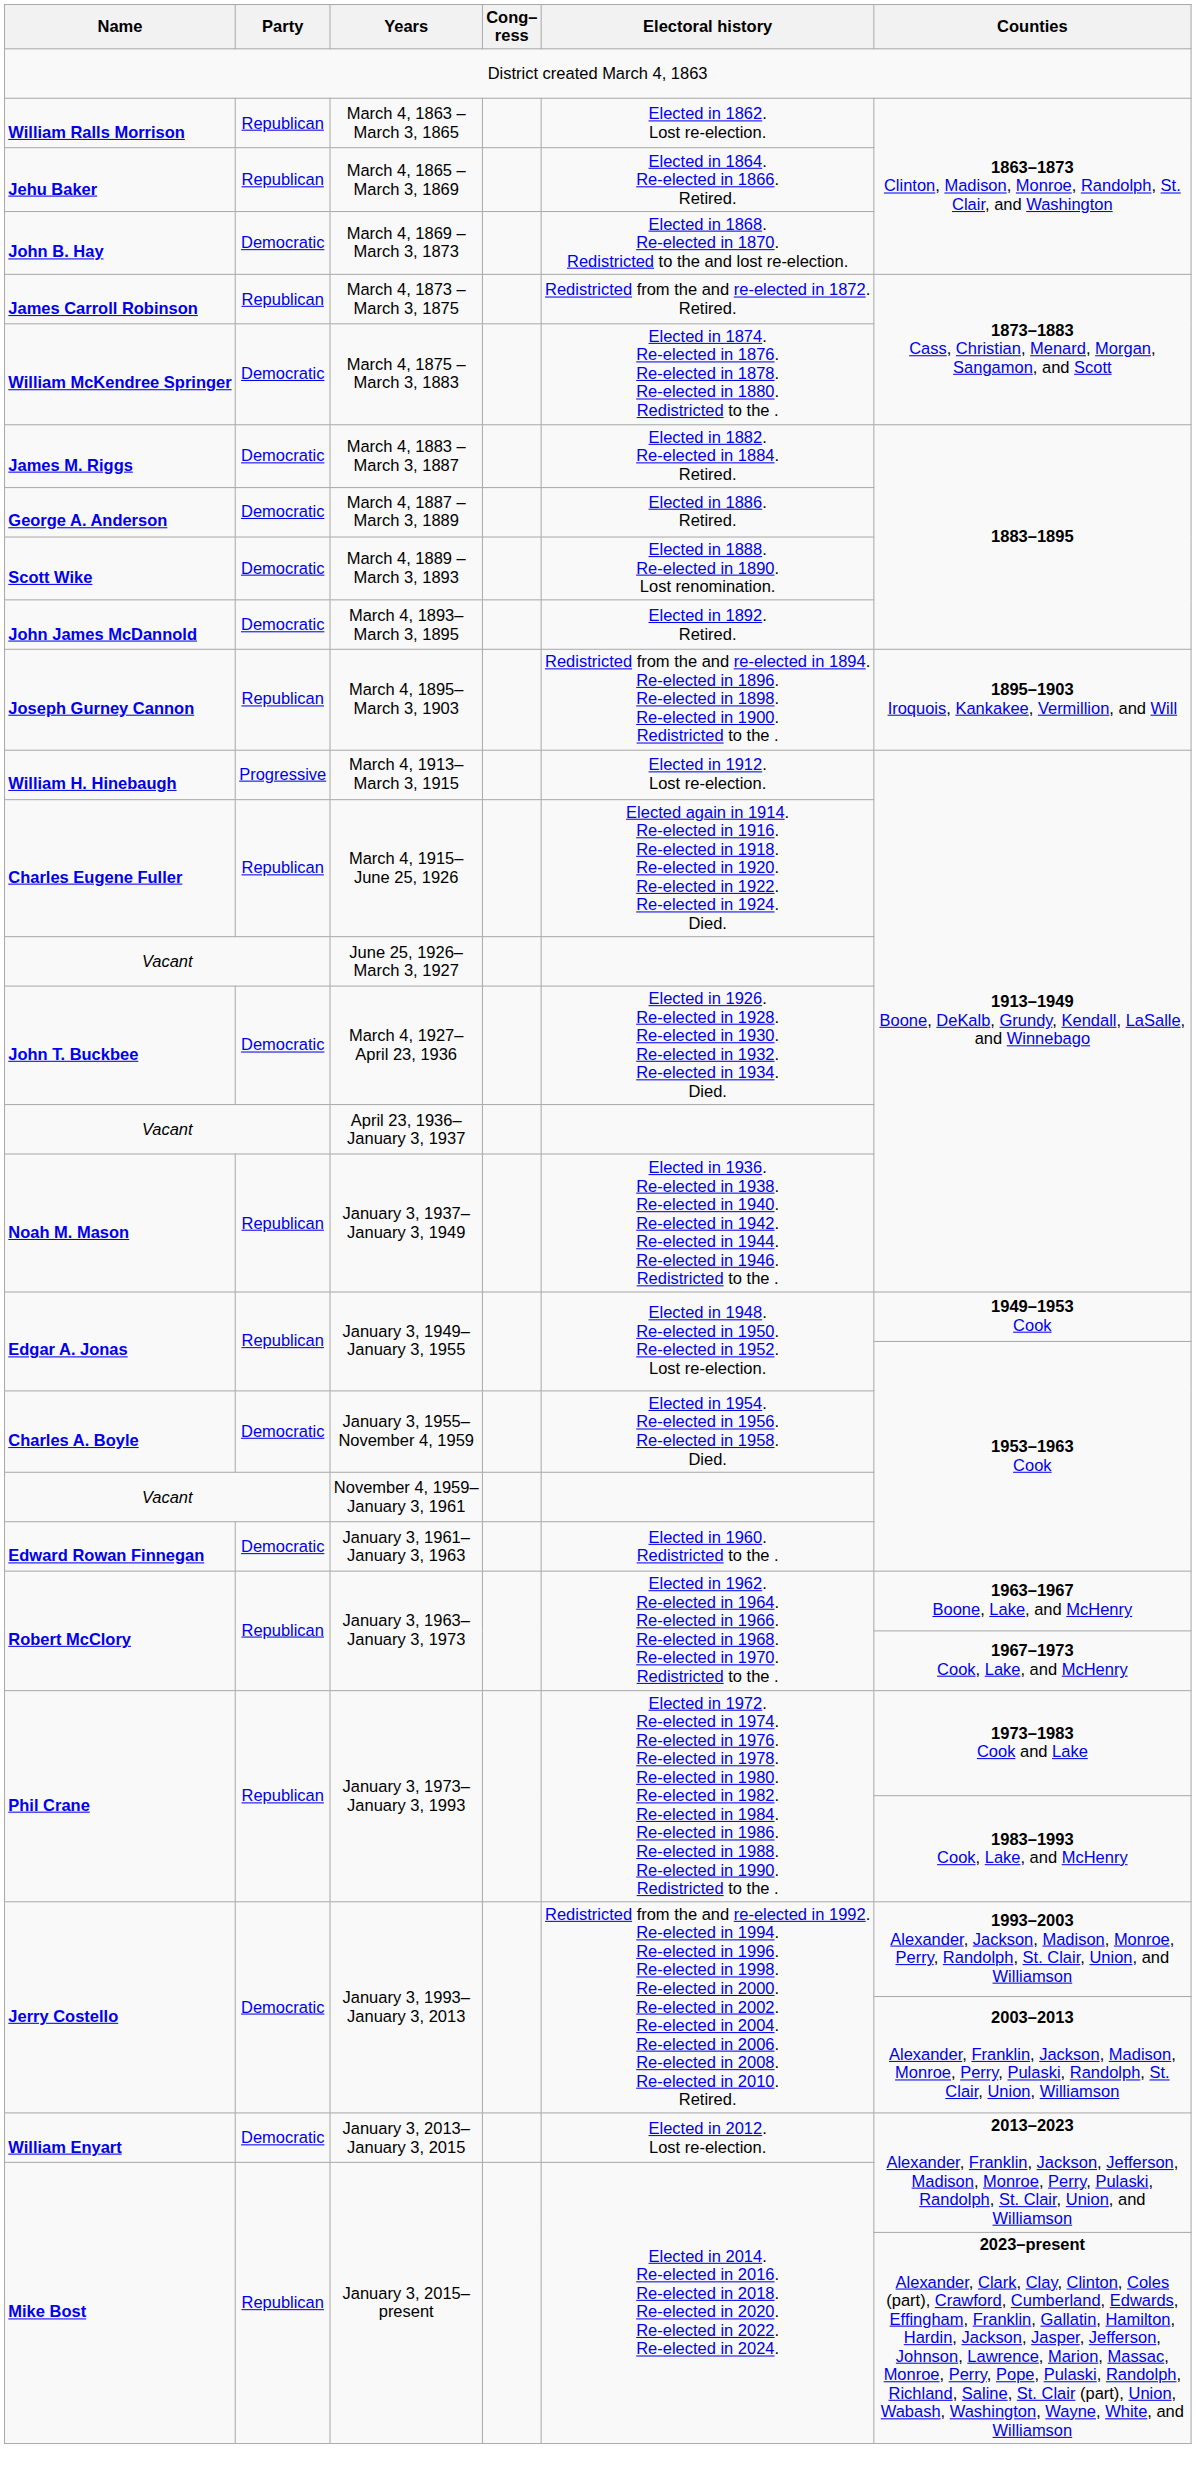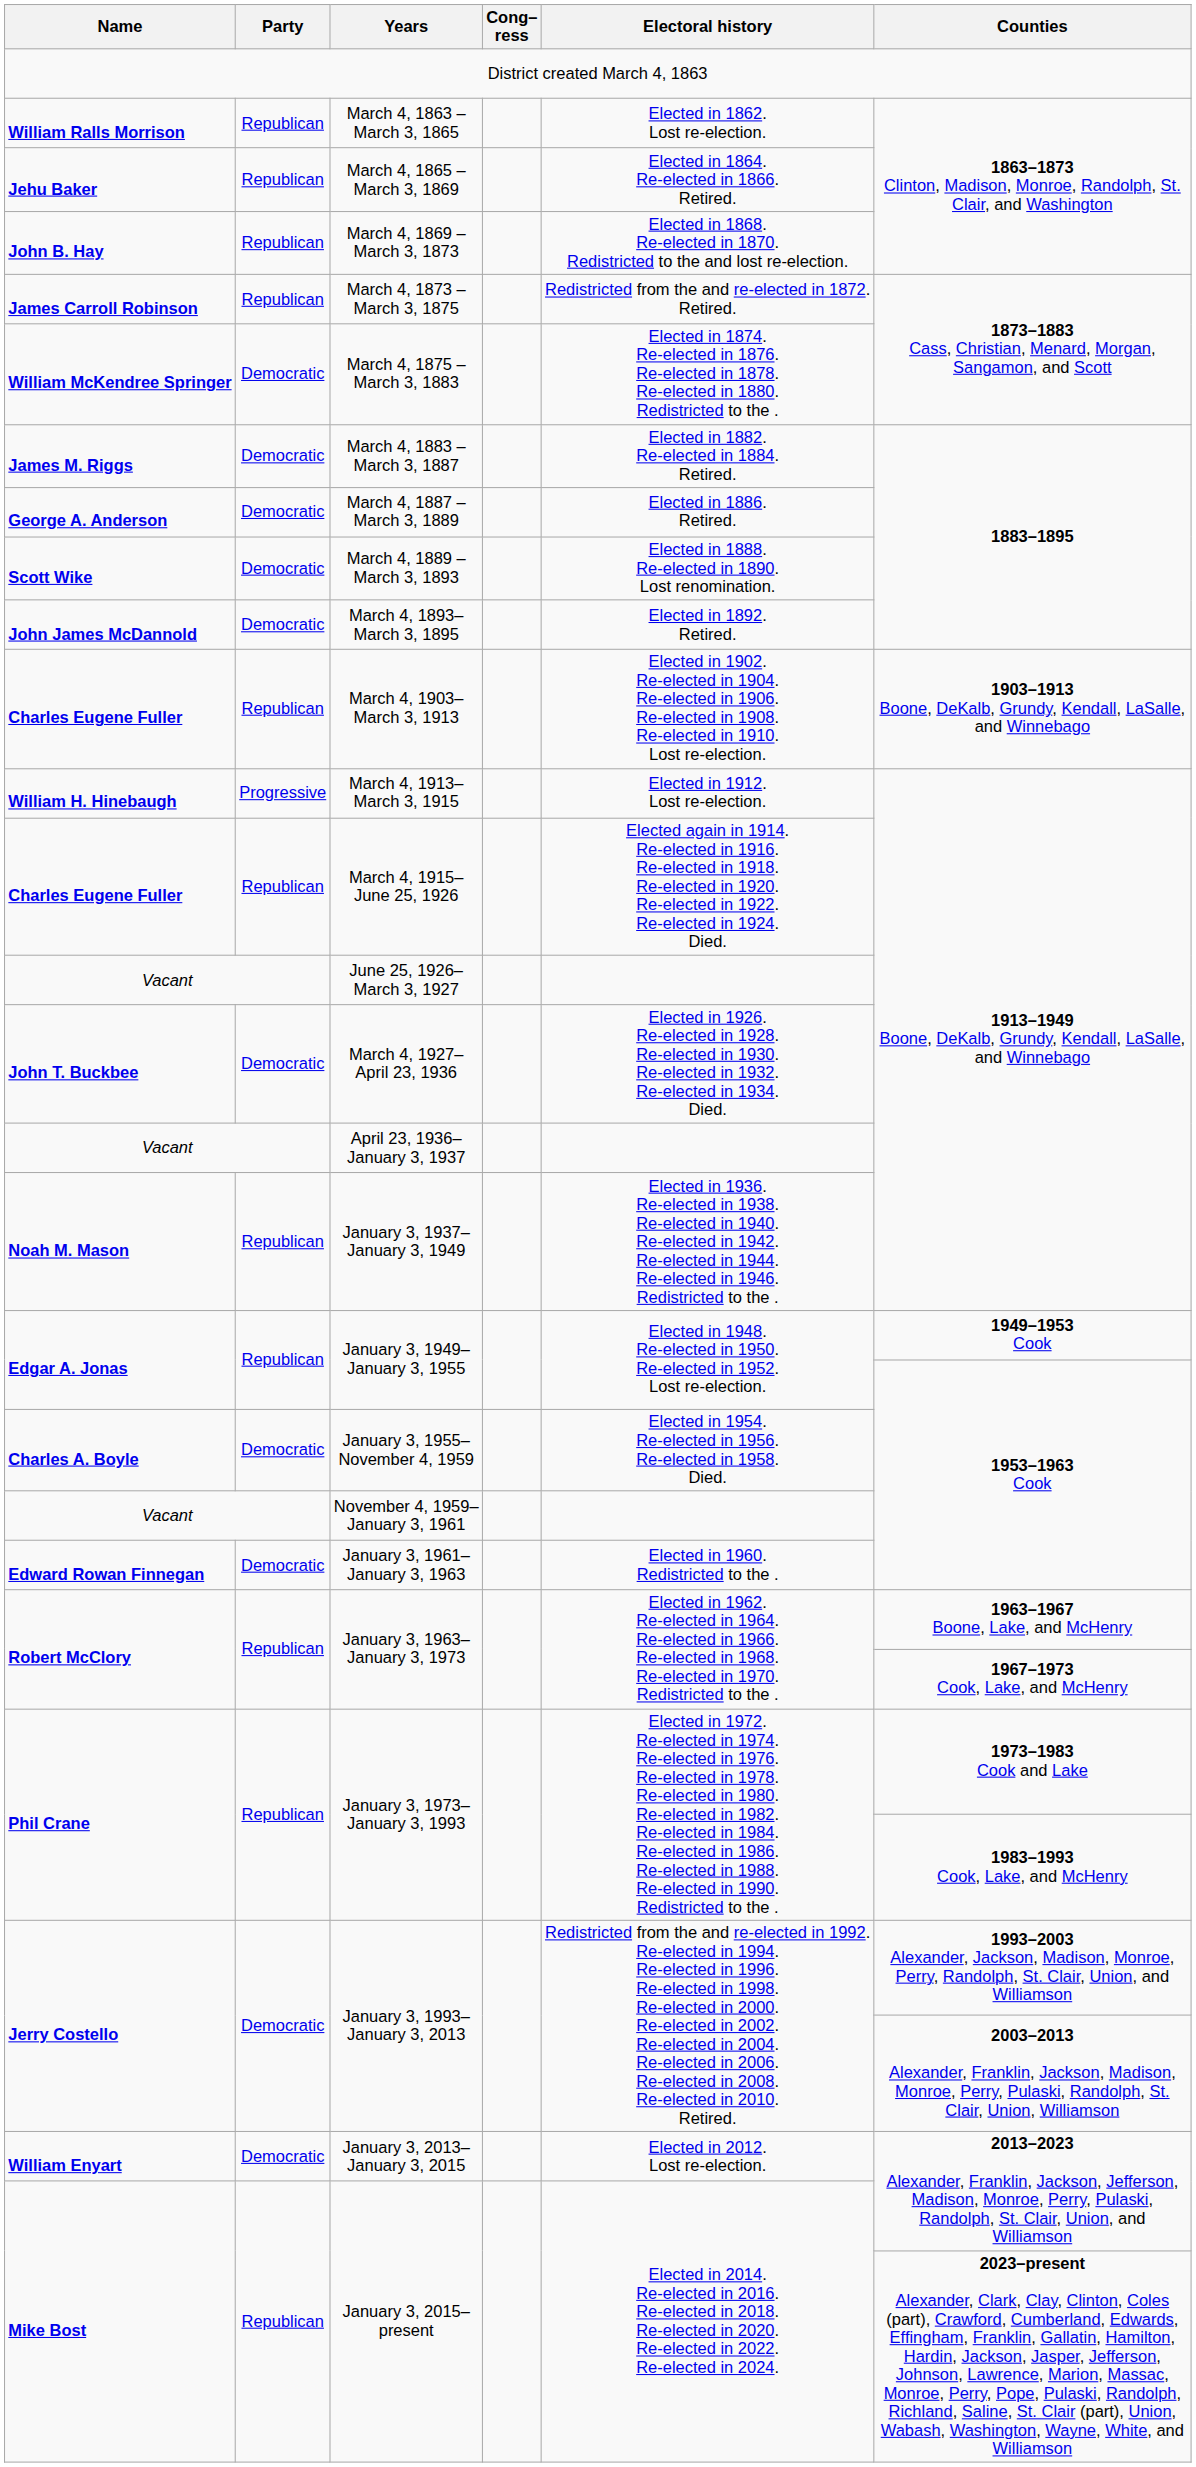(283, 242) Democratic -> (283, 242) Republican
- row: (101, 708)
+ row: (95, 718)
